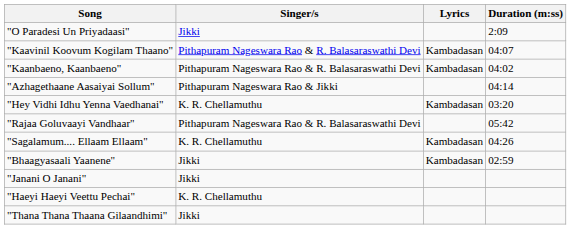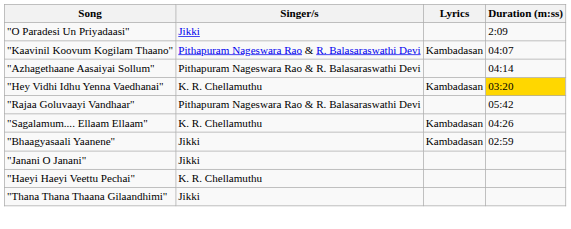- row: (64, 68)
(258, 87) Pithapuram Nageswara Rao & Jikki -> (299, 68) Pithapuram Nageswara Rao & R. Balasaraswathi Devi
(501, 105) no background -> (501, 87) gold background
